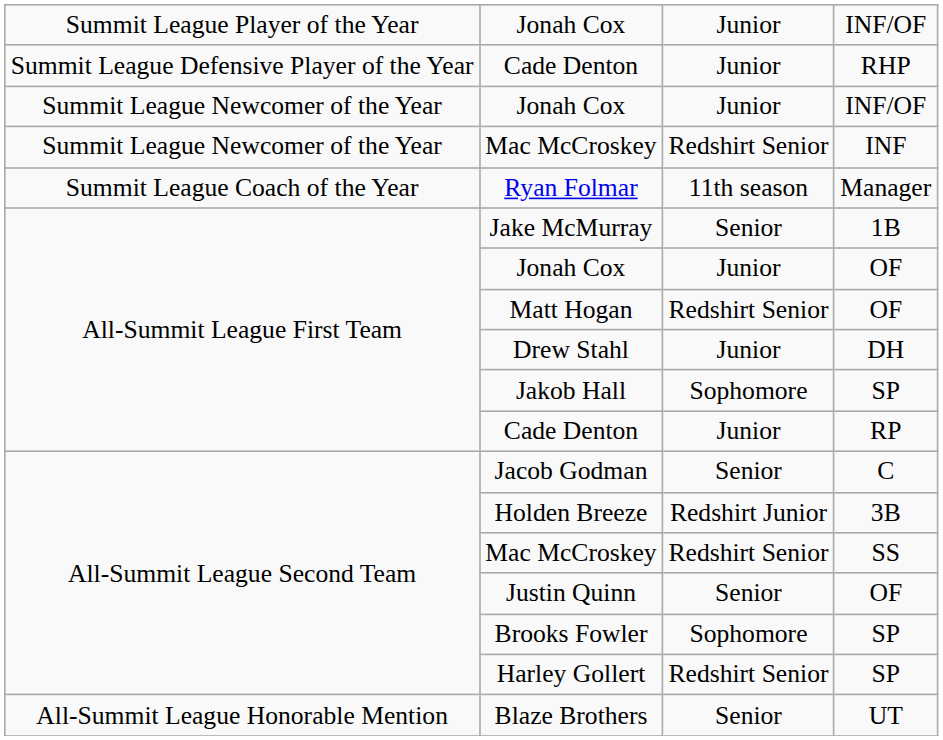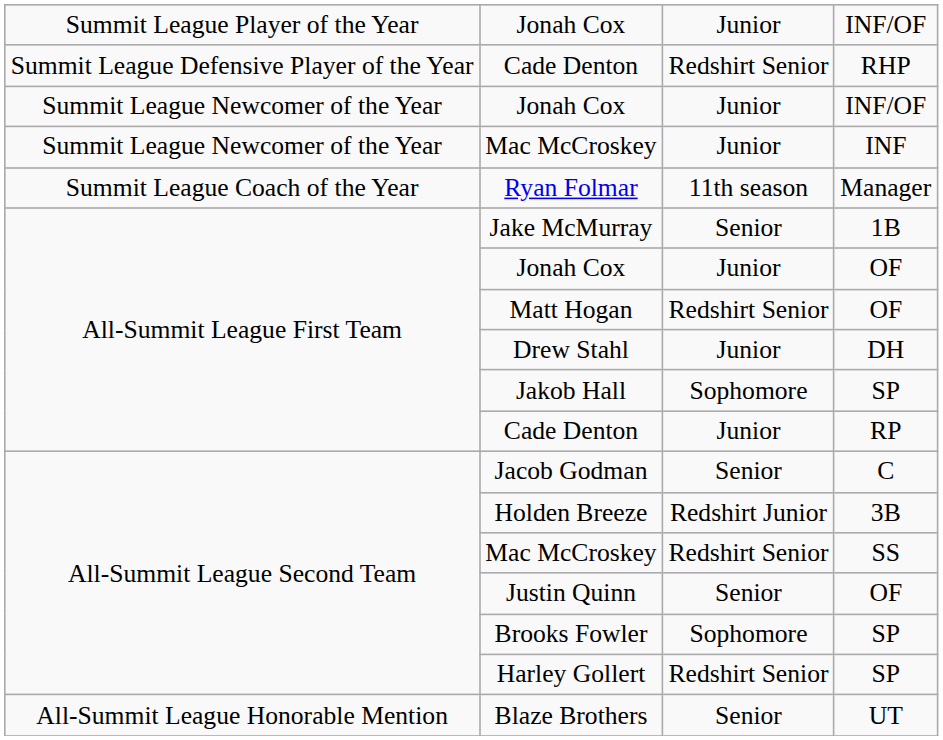(748, 65) Junior -> (748, 65) Redshirt Senior
(748, 146) Redshirt Senior -> (748, 146) Junior
